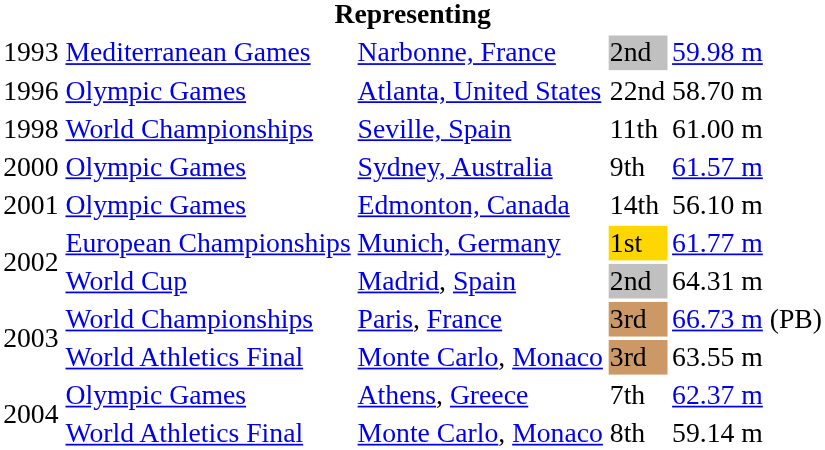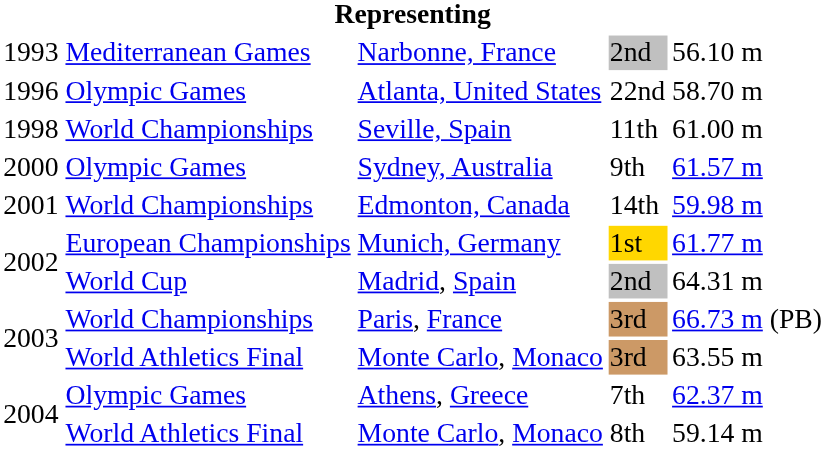(717, 52) 59.98 m -> (717, 52) 56.10 m
(156, 204) Olympic Games -> (189, 204) World Championships
(717, 204) 56.10 m -> (717, 204) 59.98 m
